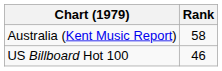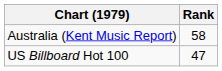(198, 55) 46 -> (198, 55) 47
